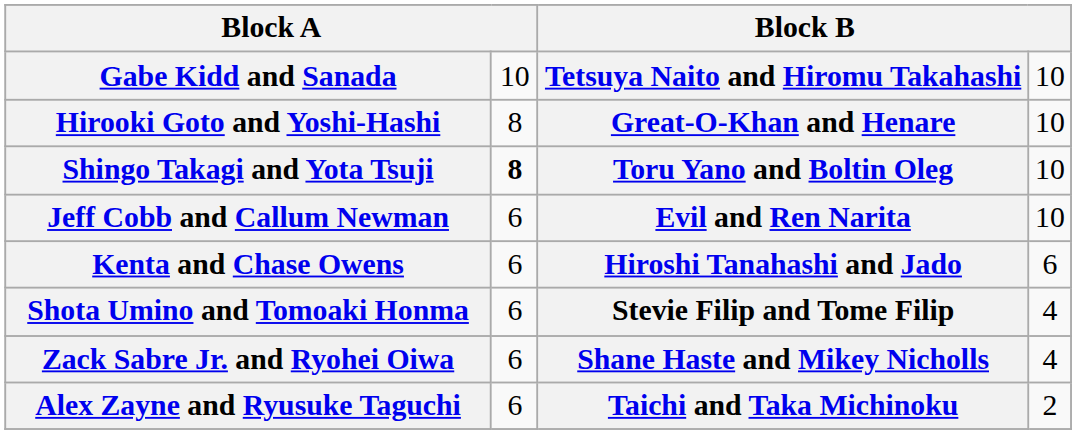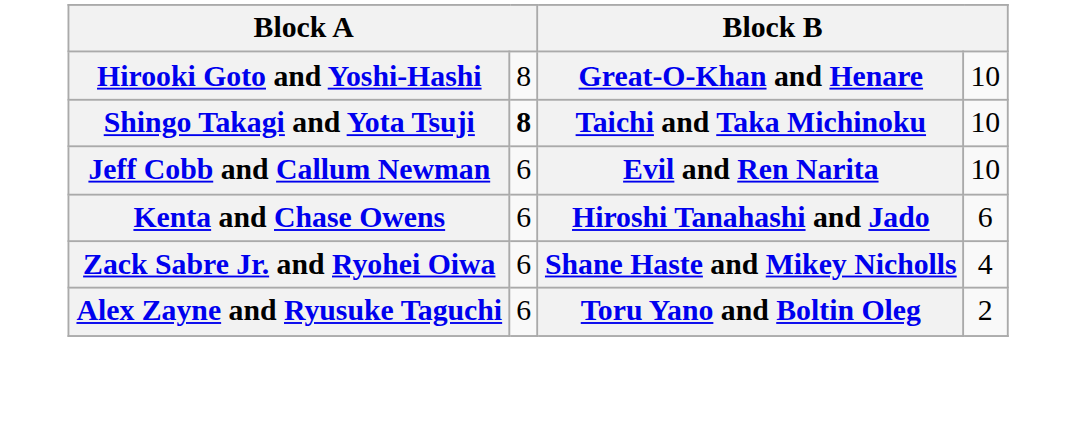- row: (248, 75)
(783, 169) Toru Yano and Boltin Oleg -> (751, 122) Taichi and Taka Michinoku
- row: (248, 311)
(783, 405) Taichi and Taka Michinoku -> (751, 311) Toru Yano and Boltin Oleg
